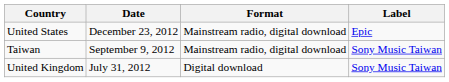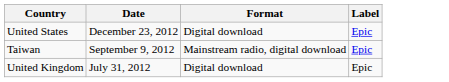(265, 31) Mainstream radio, digital download -> (223, 31) Digital download
(397, 49) Sony Music Taiwan -> (362, 49) Epic
(397, 67) Sony Music Taiwan -> (362, 67) Epic
